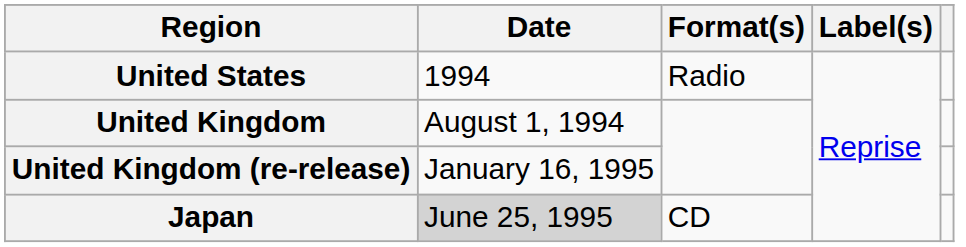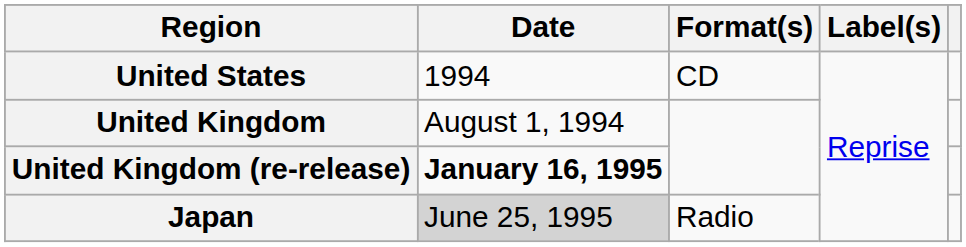(707, 75) Radio -> (698, 75) CD
(539, 169) normal -> (543, 169) bold
(689, 216) CD -> (715, 216) Radio
